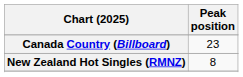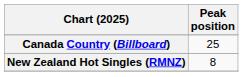(213, 44) 23 -> (213, 44) 25
